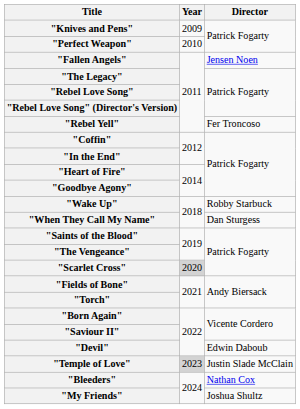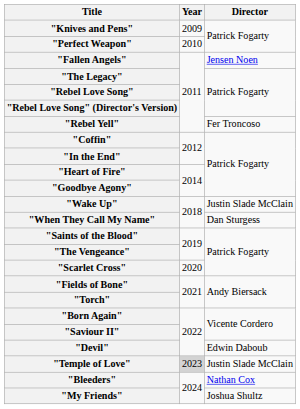(239, 204) Robby Starbuck -> (250, 204) Justin Slade McClain
(192, 268) lightgrey background -> (192, 268) no background
